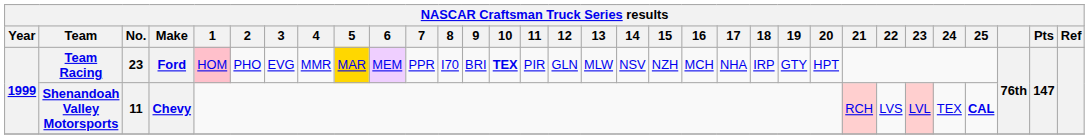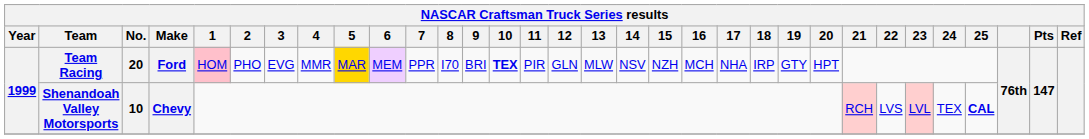(136, 65) 23 -> (136, 65) 20
(136, 109) 11 -> (136, 109) 10
